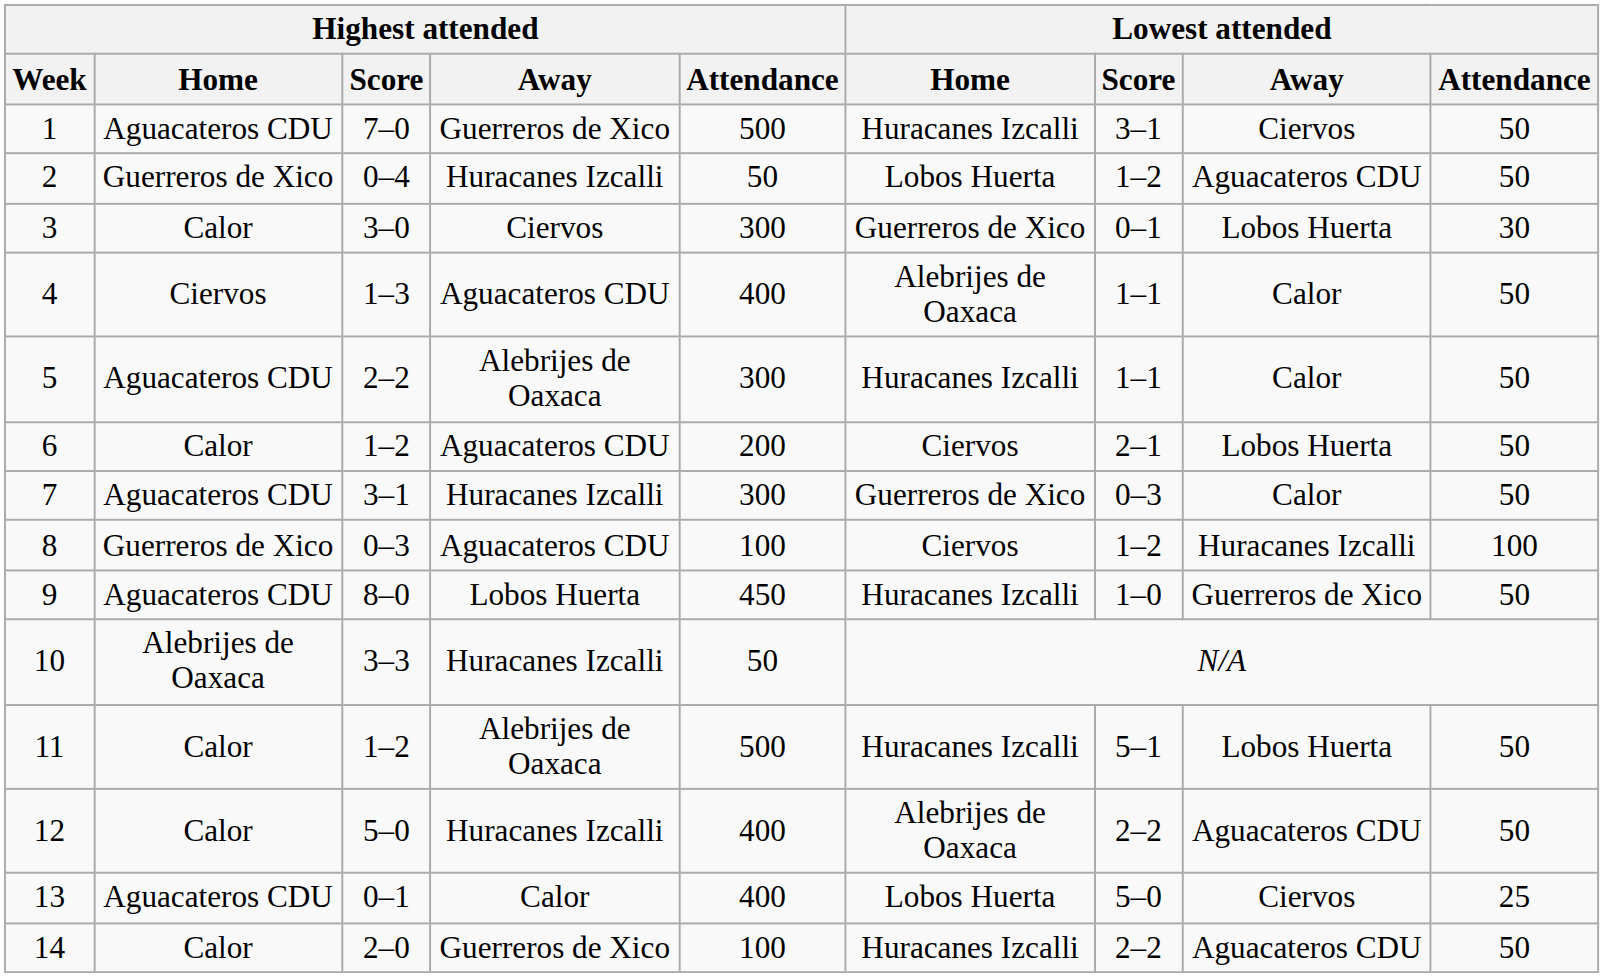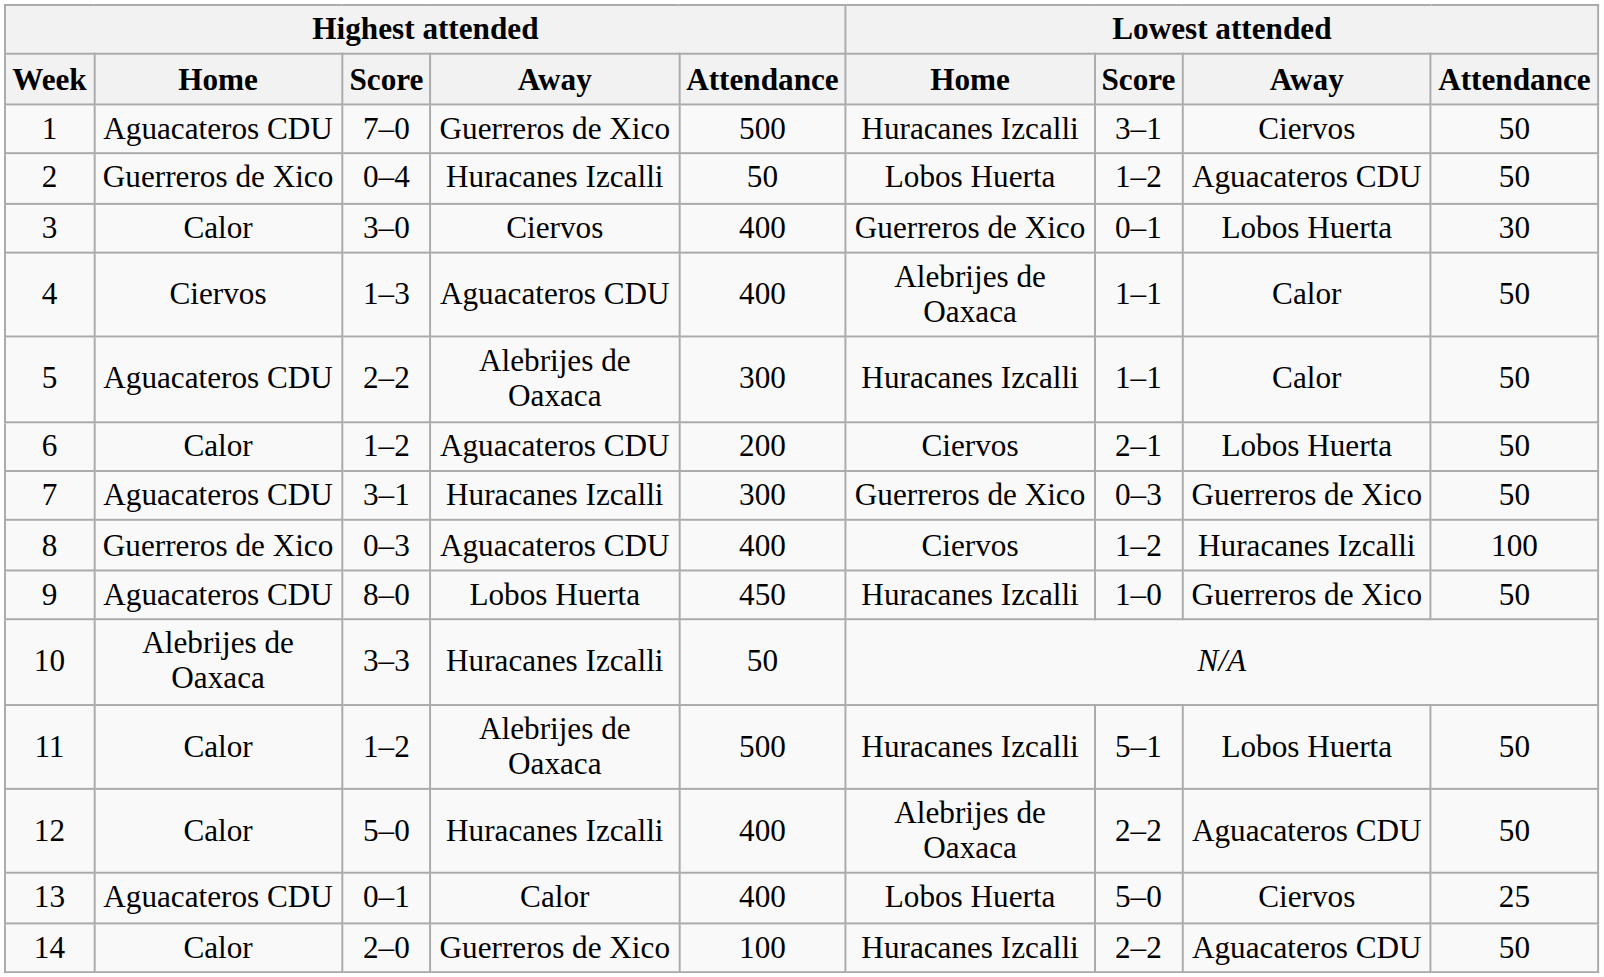(762, 227) 300 -> (762, 227) 400
(1307, 495) Calor -> (1307, 495) Guerreros de Xico
(762, 544) 100 -> (762, 544) 400
